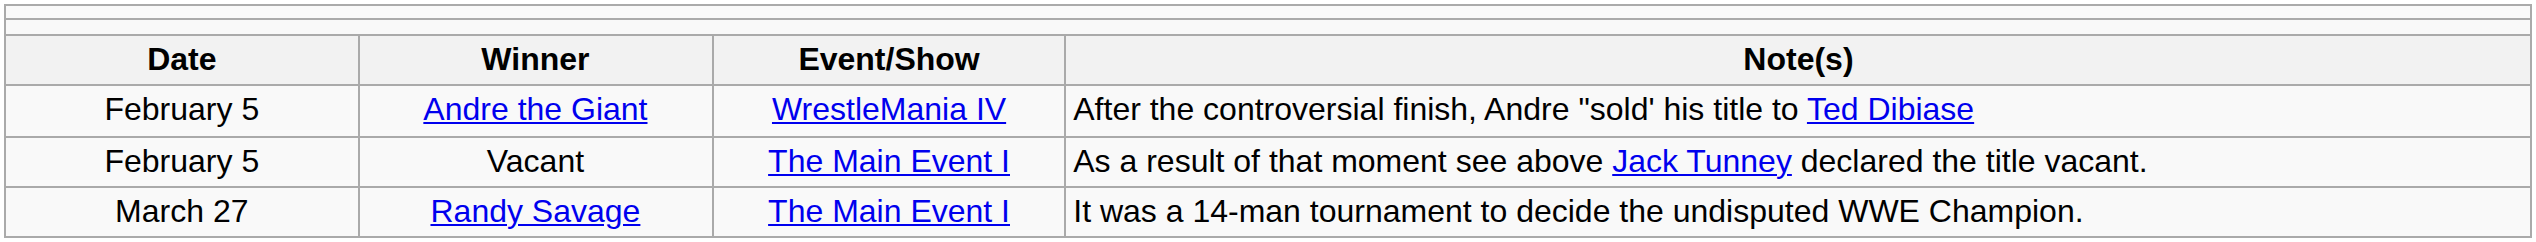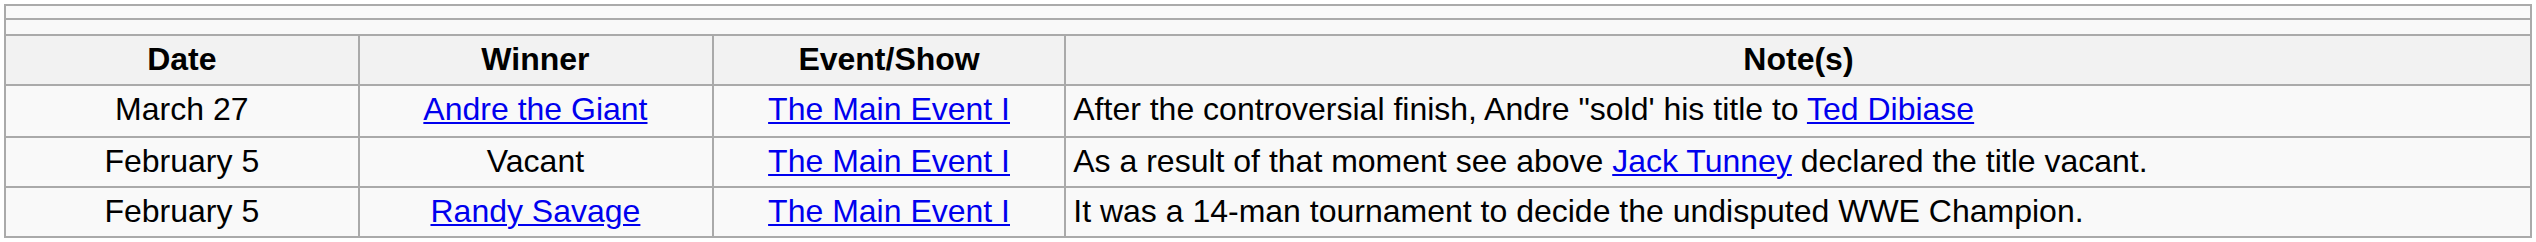(182, 110) February 5 -> (182, 110) March 27
(889, 110) WrestleMania IV -> (889, 110) The Main Event I
(182, 211) March 27 -> (182, 211) February 5
